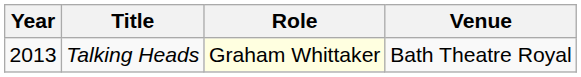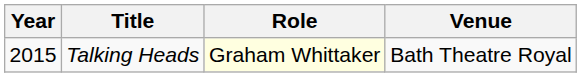(33, 54) 2013 -> (33, 54) 2015
